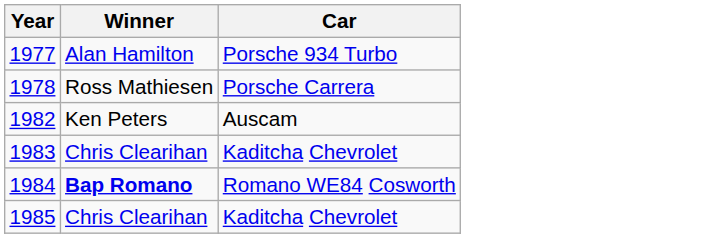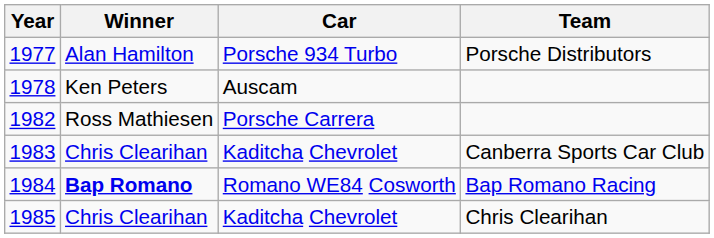+ column: (585, 21)
(139, 87) Ross Mathiesen -> (116, 87) Ken Peters
(299, 87) Porsche Carrera -> (260, 87) Auscam
(116, 119) Ken Peters -> (139, 119) Ross Mathiesen
(260, 119) Auscam -> (299, 119) Porsche Carrera
